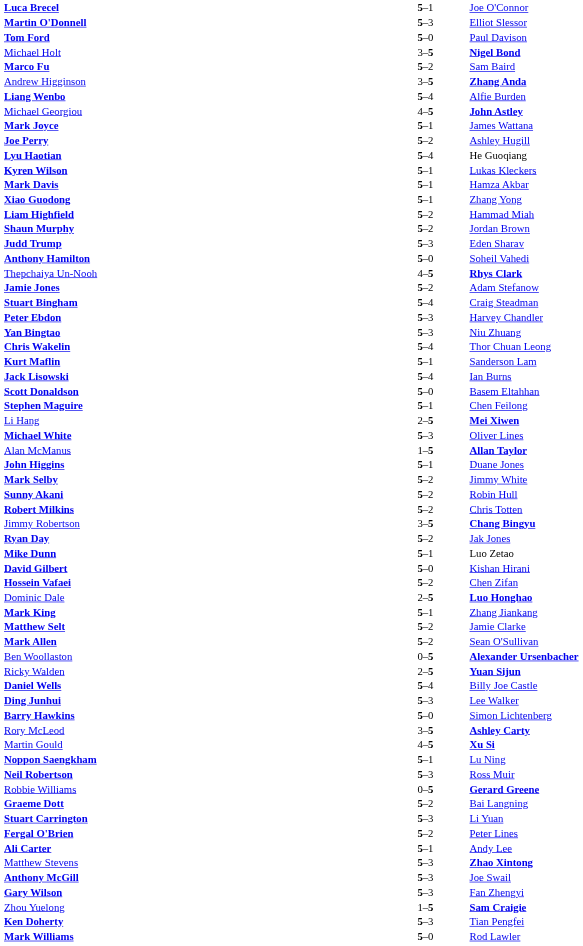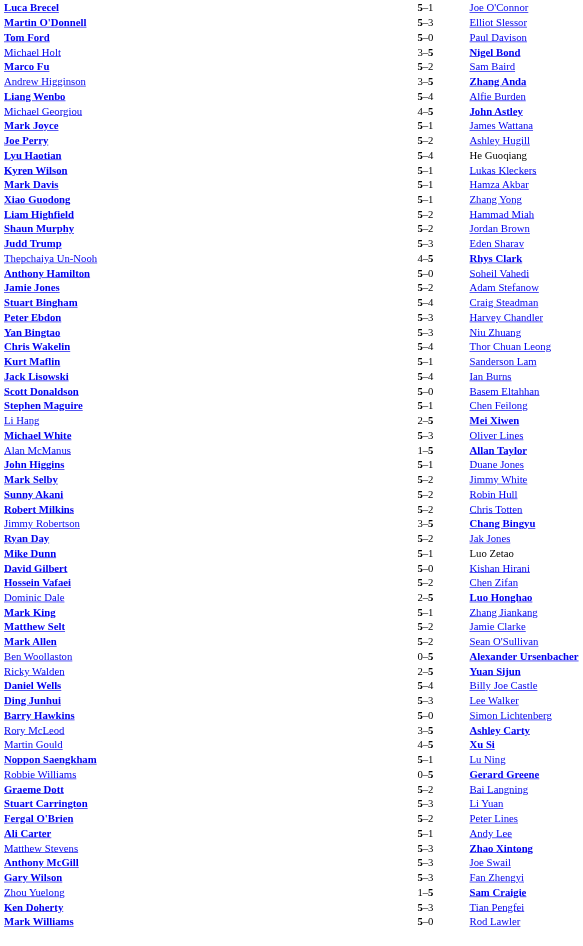rows swapped: (51, 273) <-> (47, 258)
- row: (38, 774)
